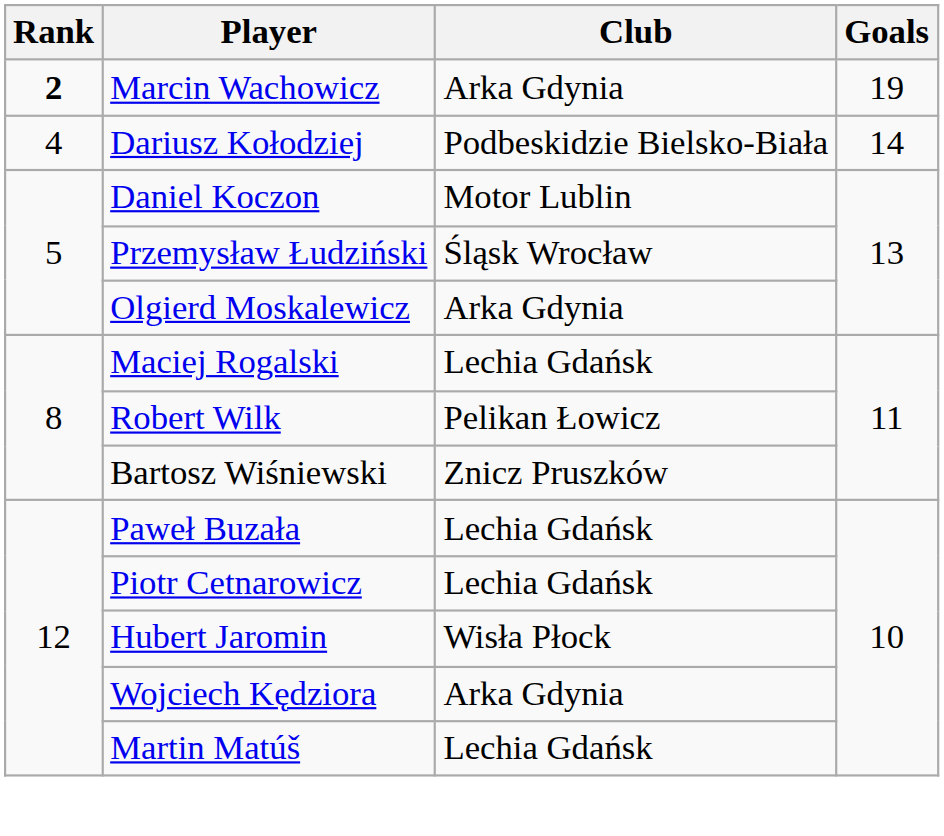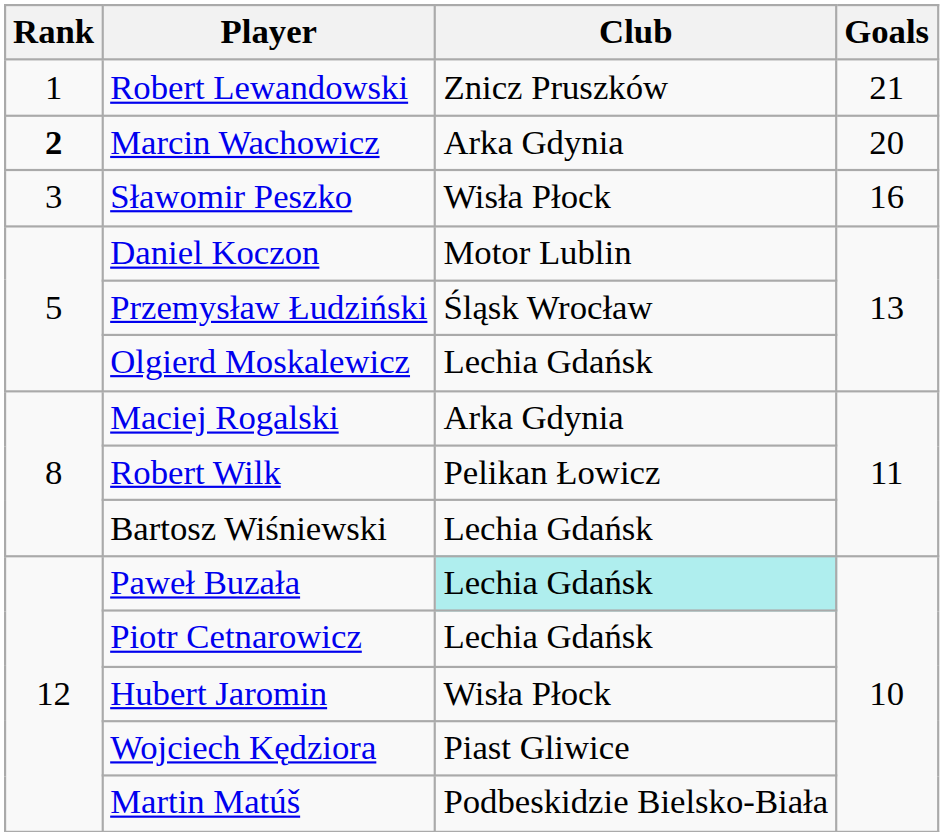+ row: (259, 87)
(887, 87) 19 -> (887, 142) 20
+ row: (231, 197)
- row: (237, 142)
(534, 307) Arka Gdynia -> (548, 362) Lechia Gdańsk
(548, 362) Lechia Gdańsk -> (534, 417) Arka Gdynia
(556, 472) Znicz Pruszków -> (548, 527) Lechia Gdańsk
(548, 527) no background -> (548, 582) paleturquoise background
(534, 692) Arka Gdynia -> (536, 747) Piast Gliwice
(548, 747) Lechia Gdańsk -> (636, 802) Podbeskidzie Bielsko-Biała
